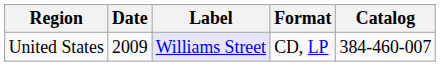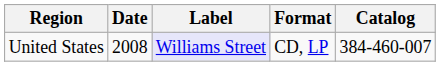(130, 46) 2009 -> (130, 46) 2008
